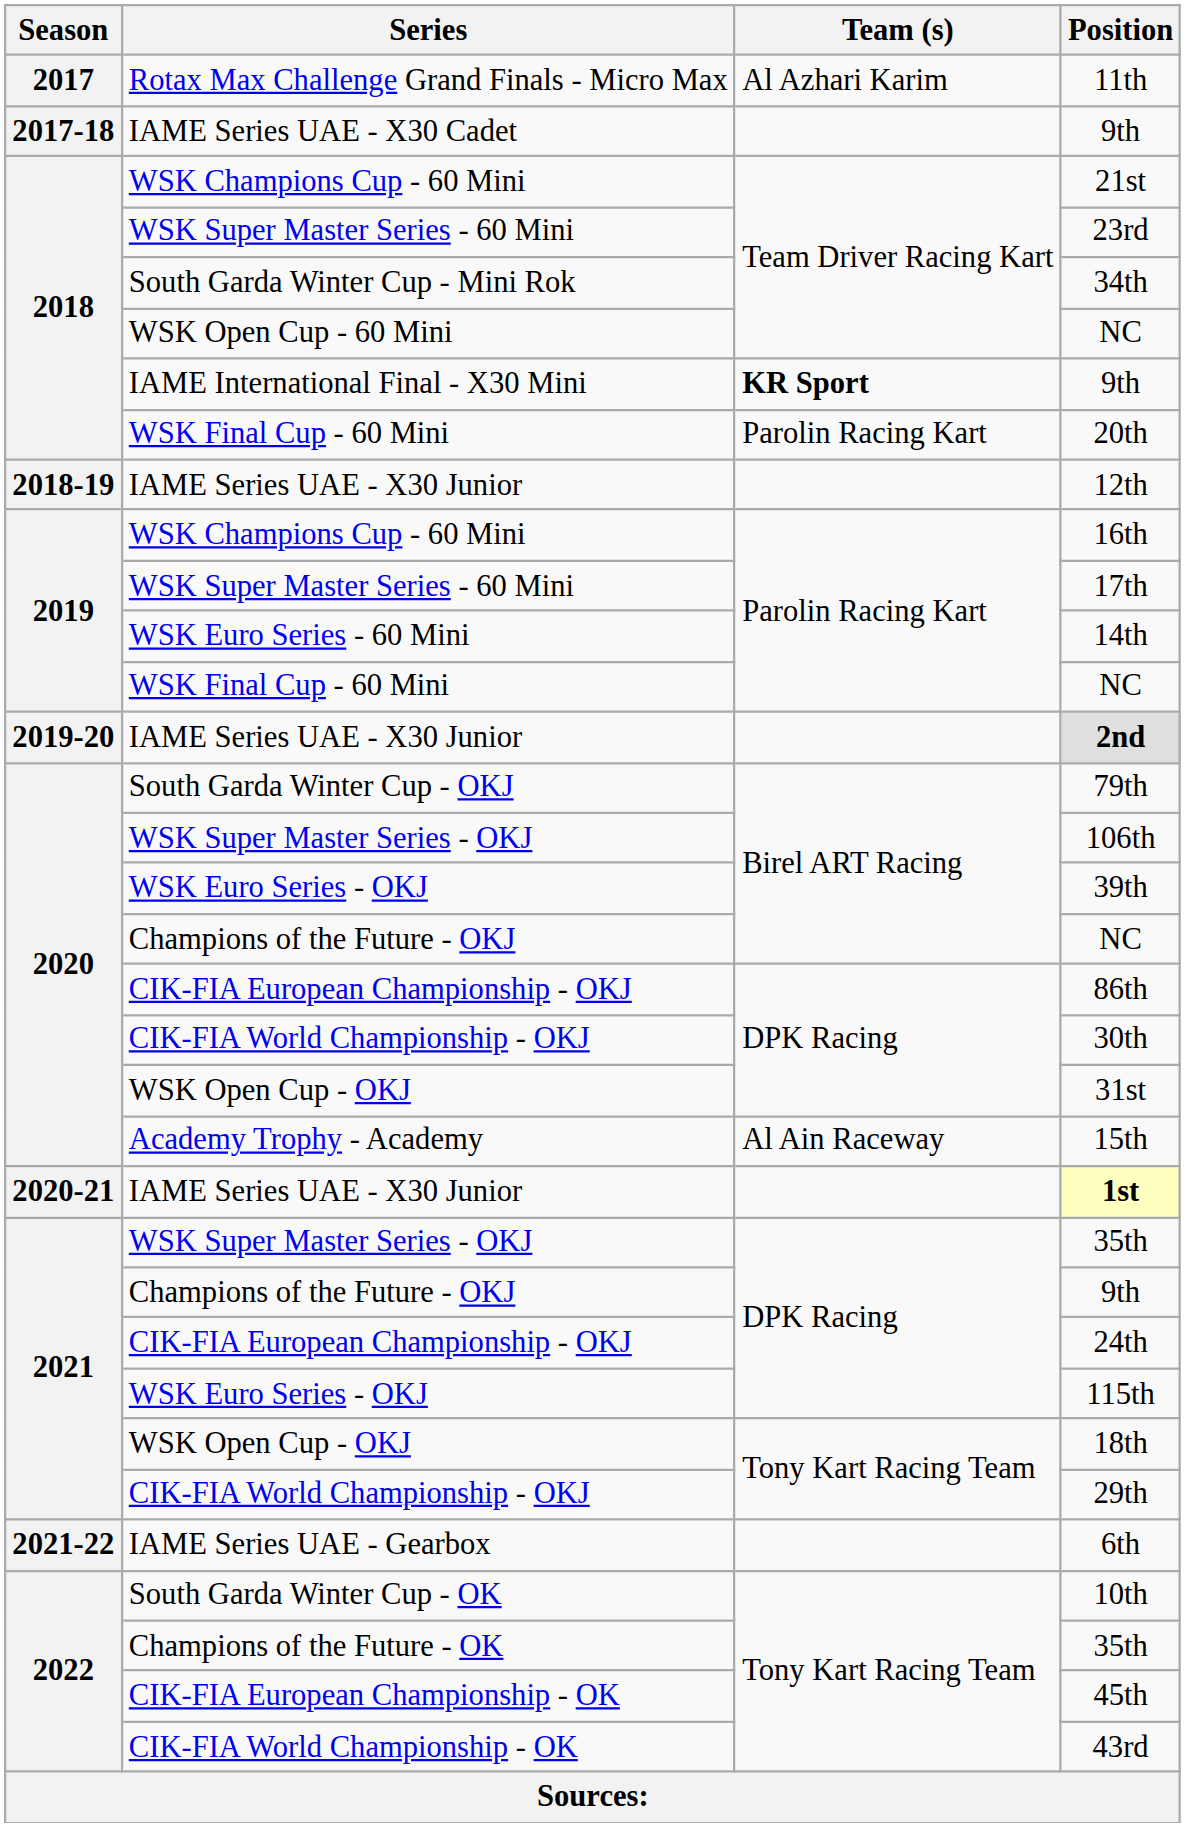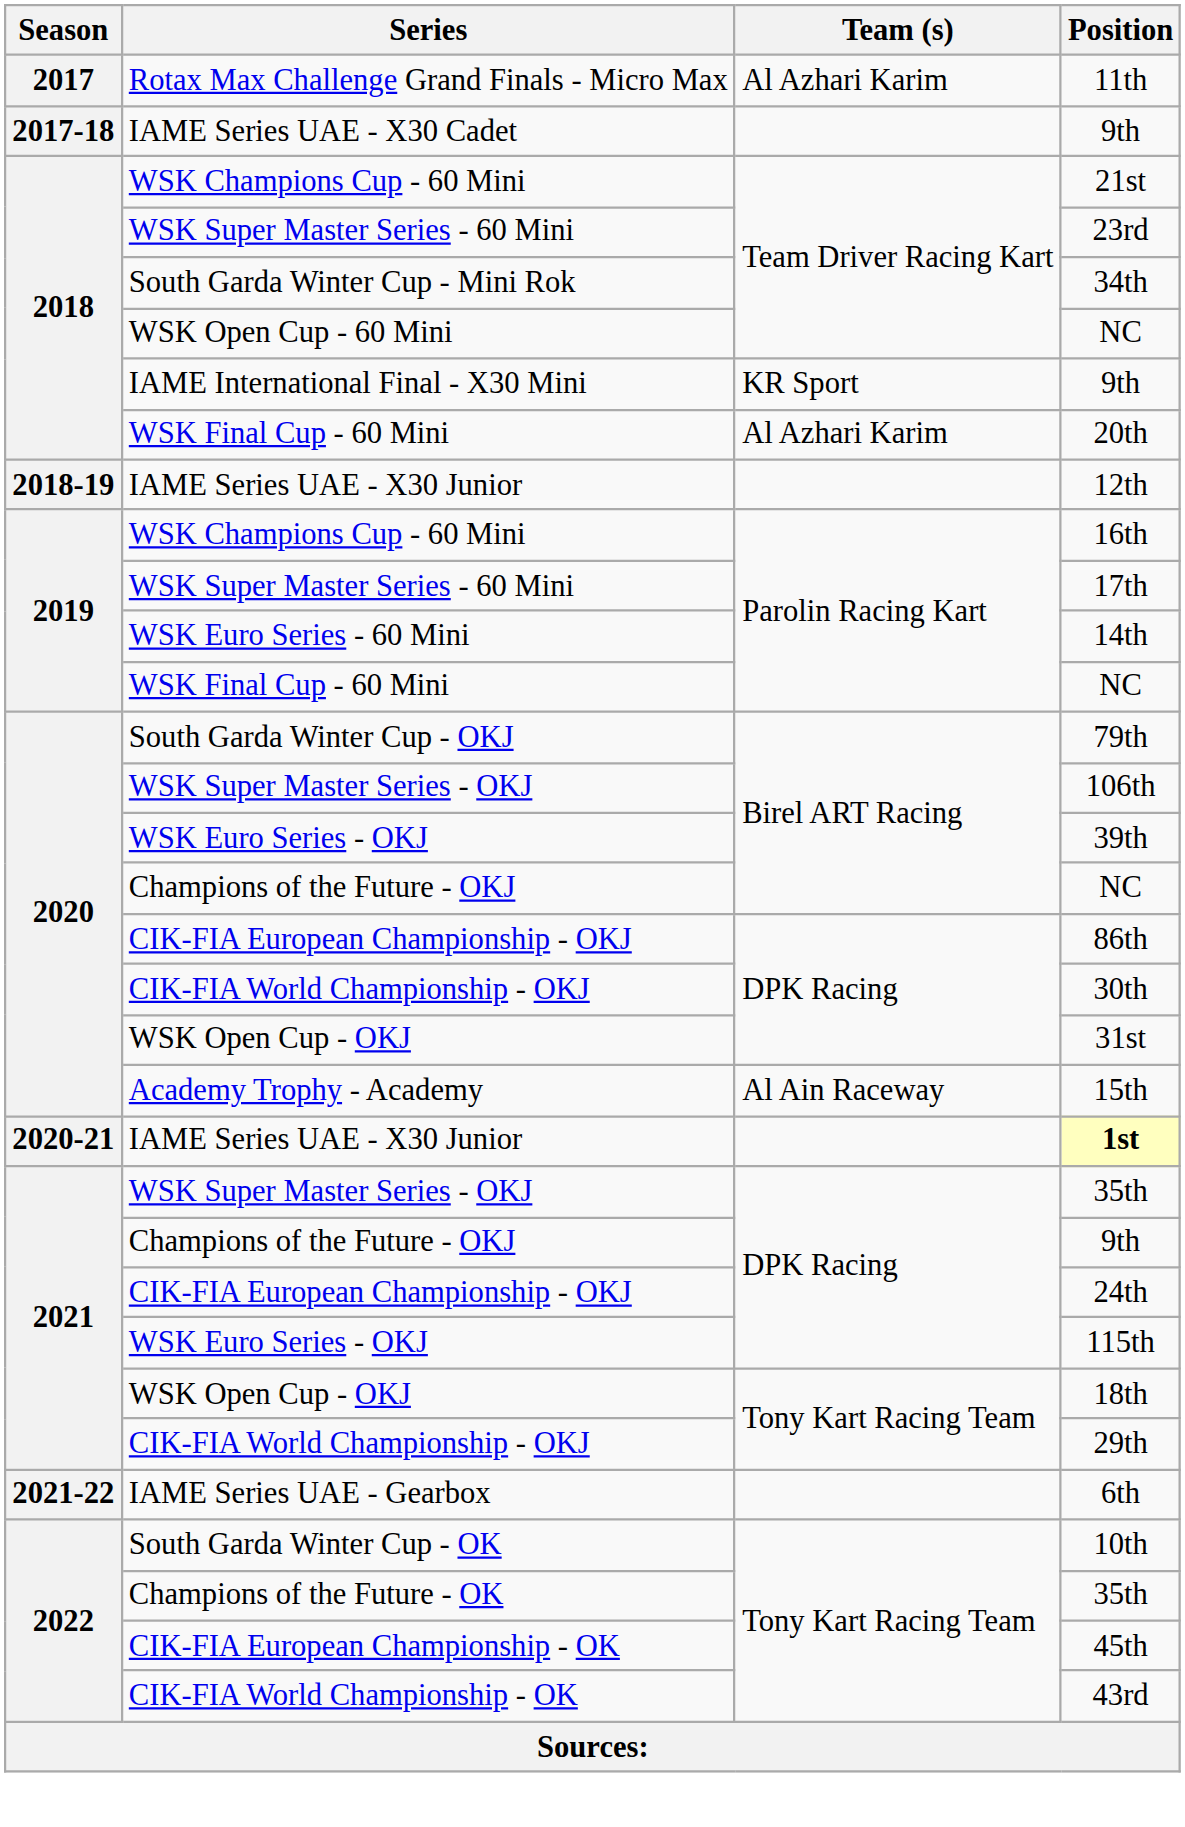(806, 382) bold -> (800, 382) normal
(865, 433) Parolin Racing Kart -> (845, 433) Al Azhari Karim
- row: (325, 736)
